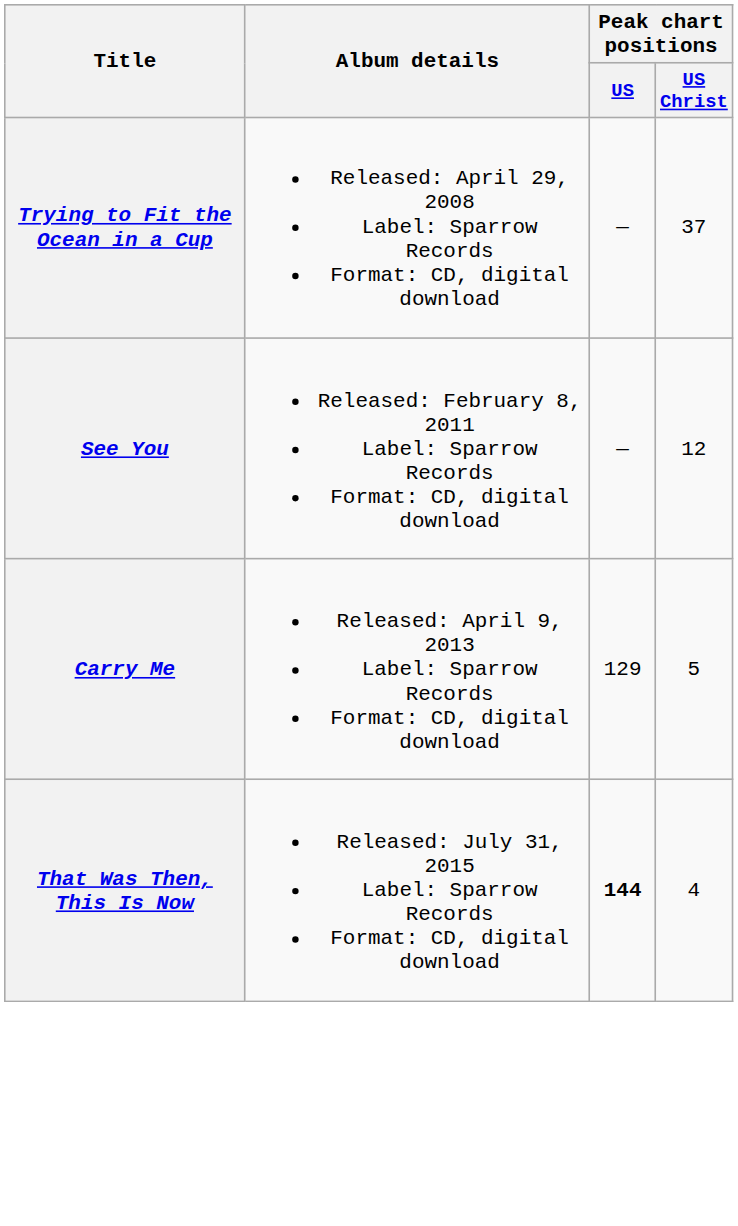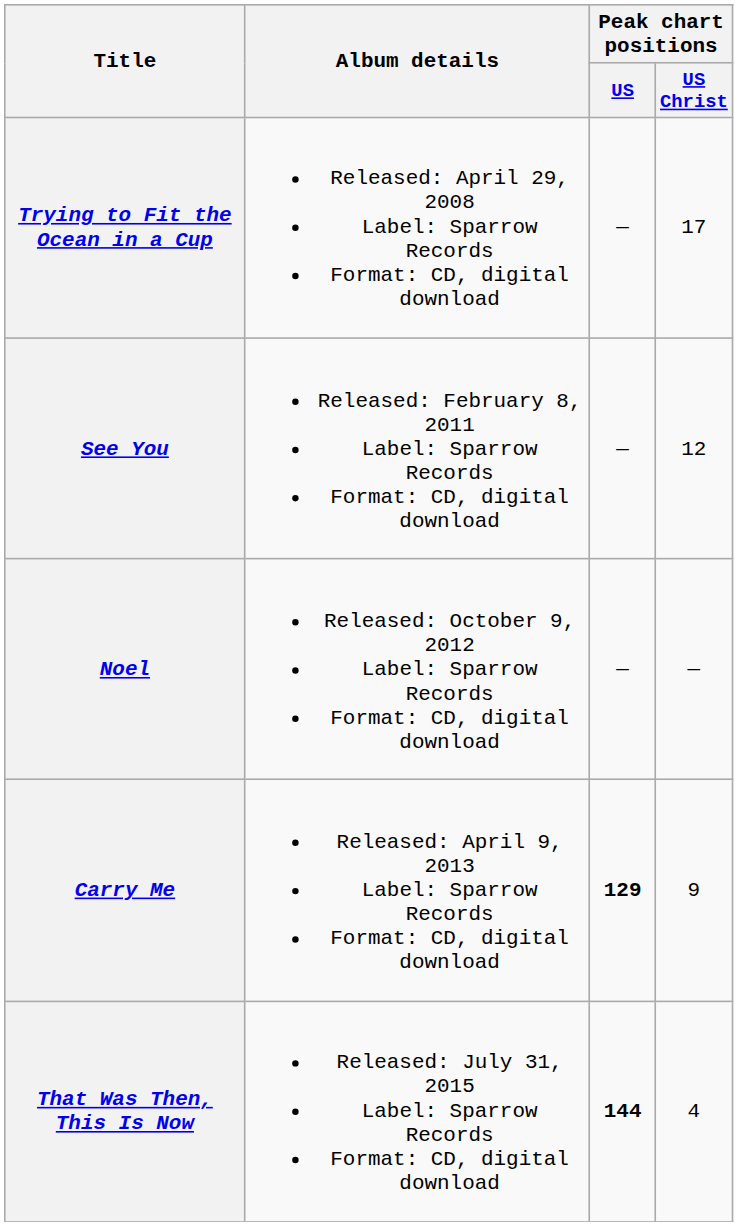(694, 228) 37 -> (694, 228) 17
+ row: (125, 669)
(623, 669) normal -> (623, 890) bold
(694, 669) 5 -> (694, 890) 9
